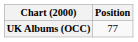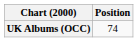(113, 28) 77 -> (113, 28) 74
